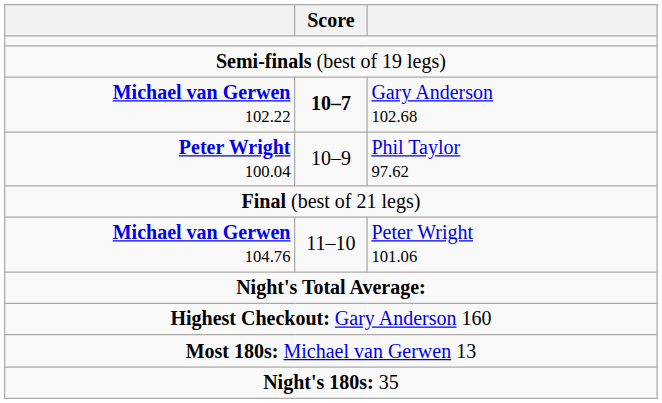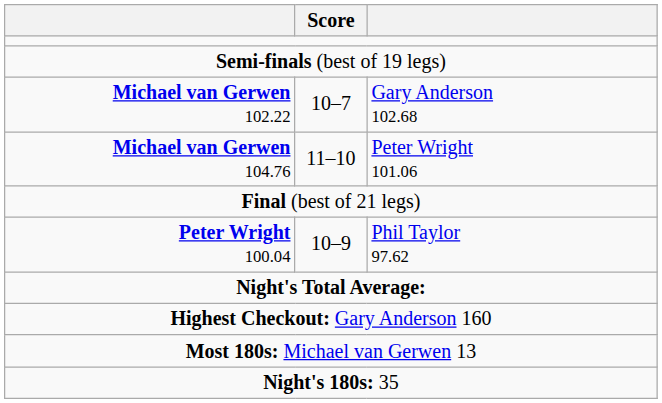(331, 104) bold -> (331, 104) normal
rows swapped: (235, 158) <-> (202, 244)
